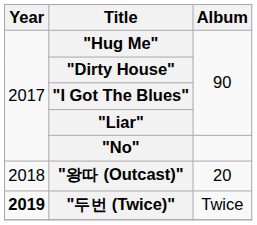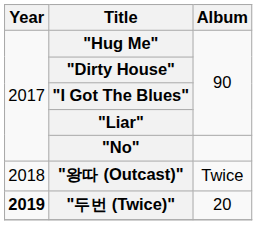(222, 175) 20 -> (222, 175) Twice
(222, 205) Twice -> (222, 205) 20
